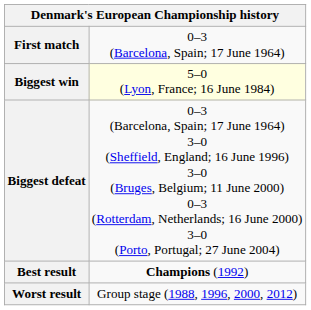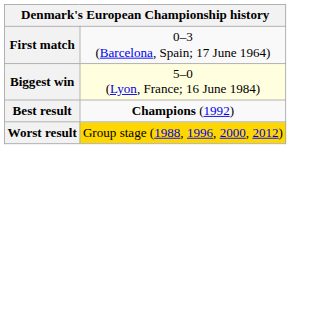- row: (47, 181)
(197, 293) no background -> (183, 133) gold background
